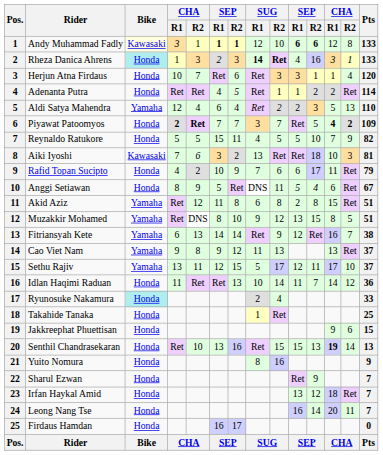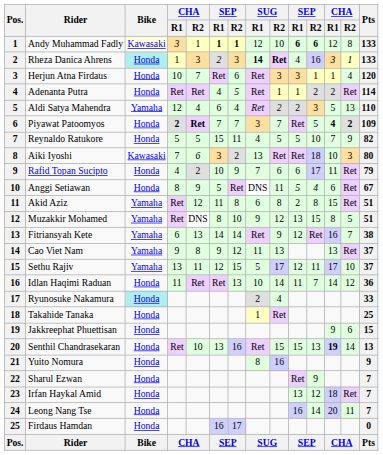(369, 155) 81 -> (369, 155) 80
